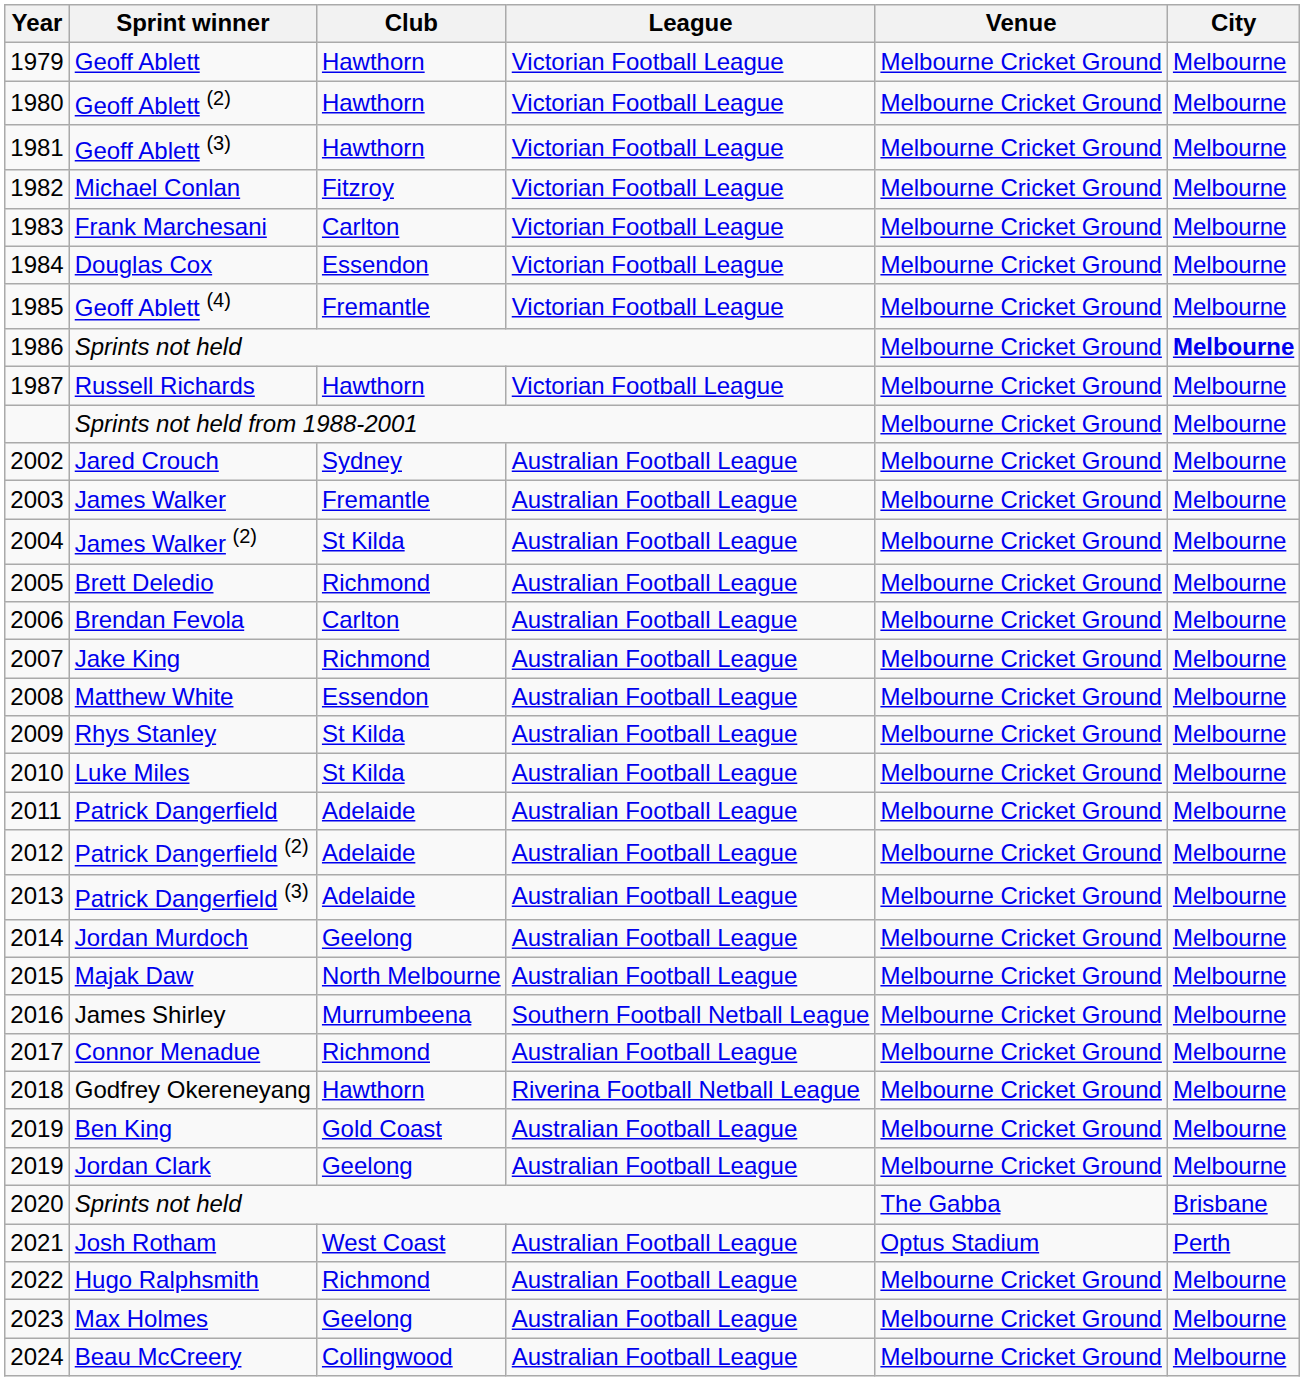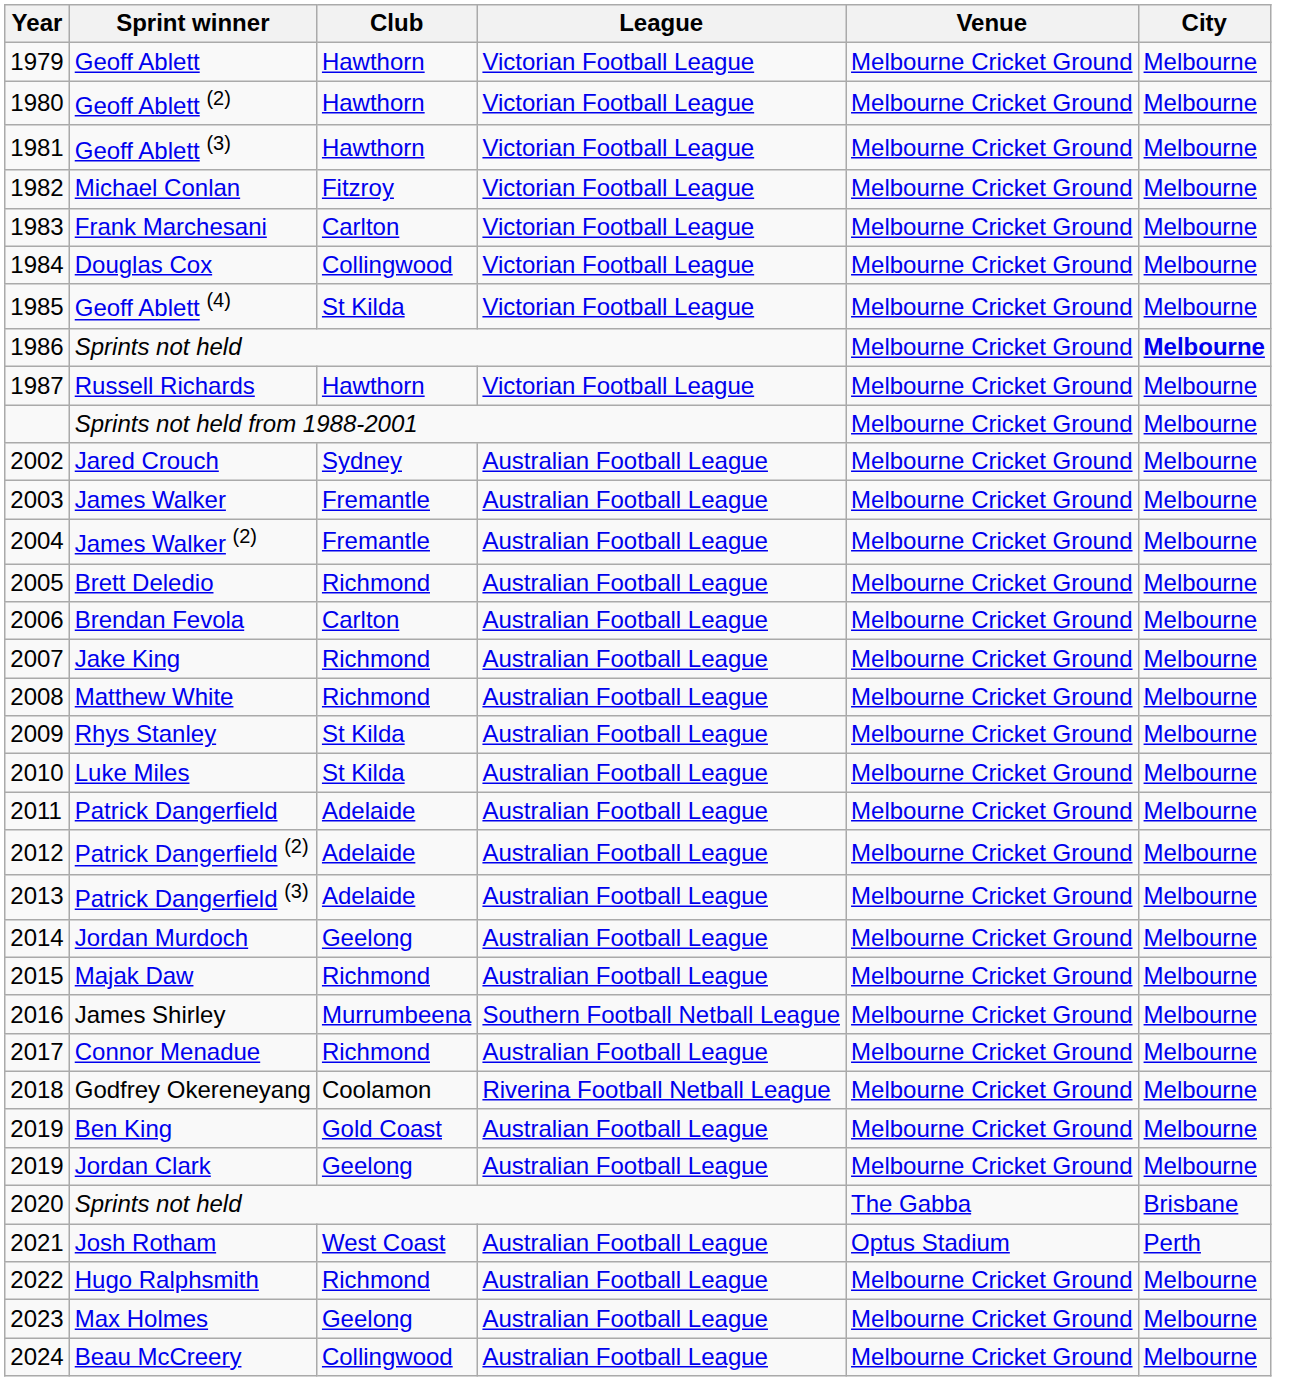(375, 264) Essendon -> (387, 264) Collingwood
(376, 306) Fremantle -> (363, 306) St Kilda
(363, 541) St Kilda -> (376, 541) Fremantle
(375, 696) Essendon -> (376, 696) Richmond
(411, 975) North Melbourne -> (376, 975) Richmond
(373, 1090) Hawthorn -> (377, 1090) Coolamon
